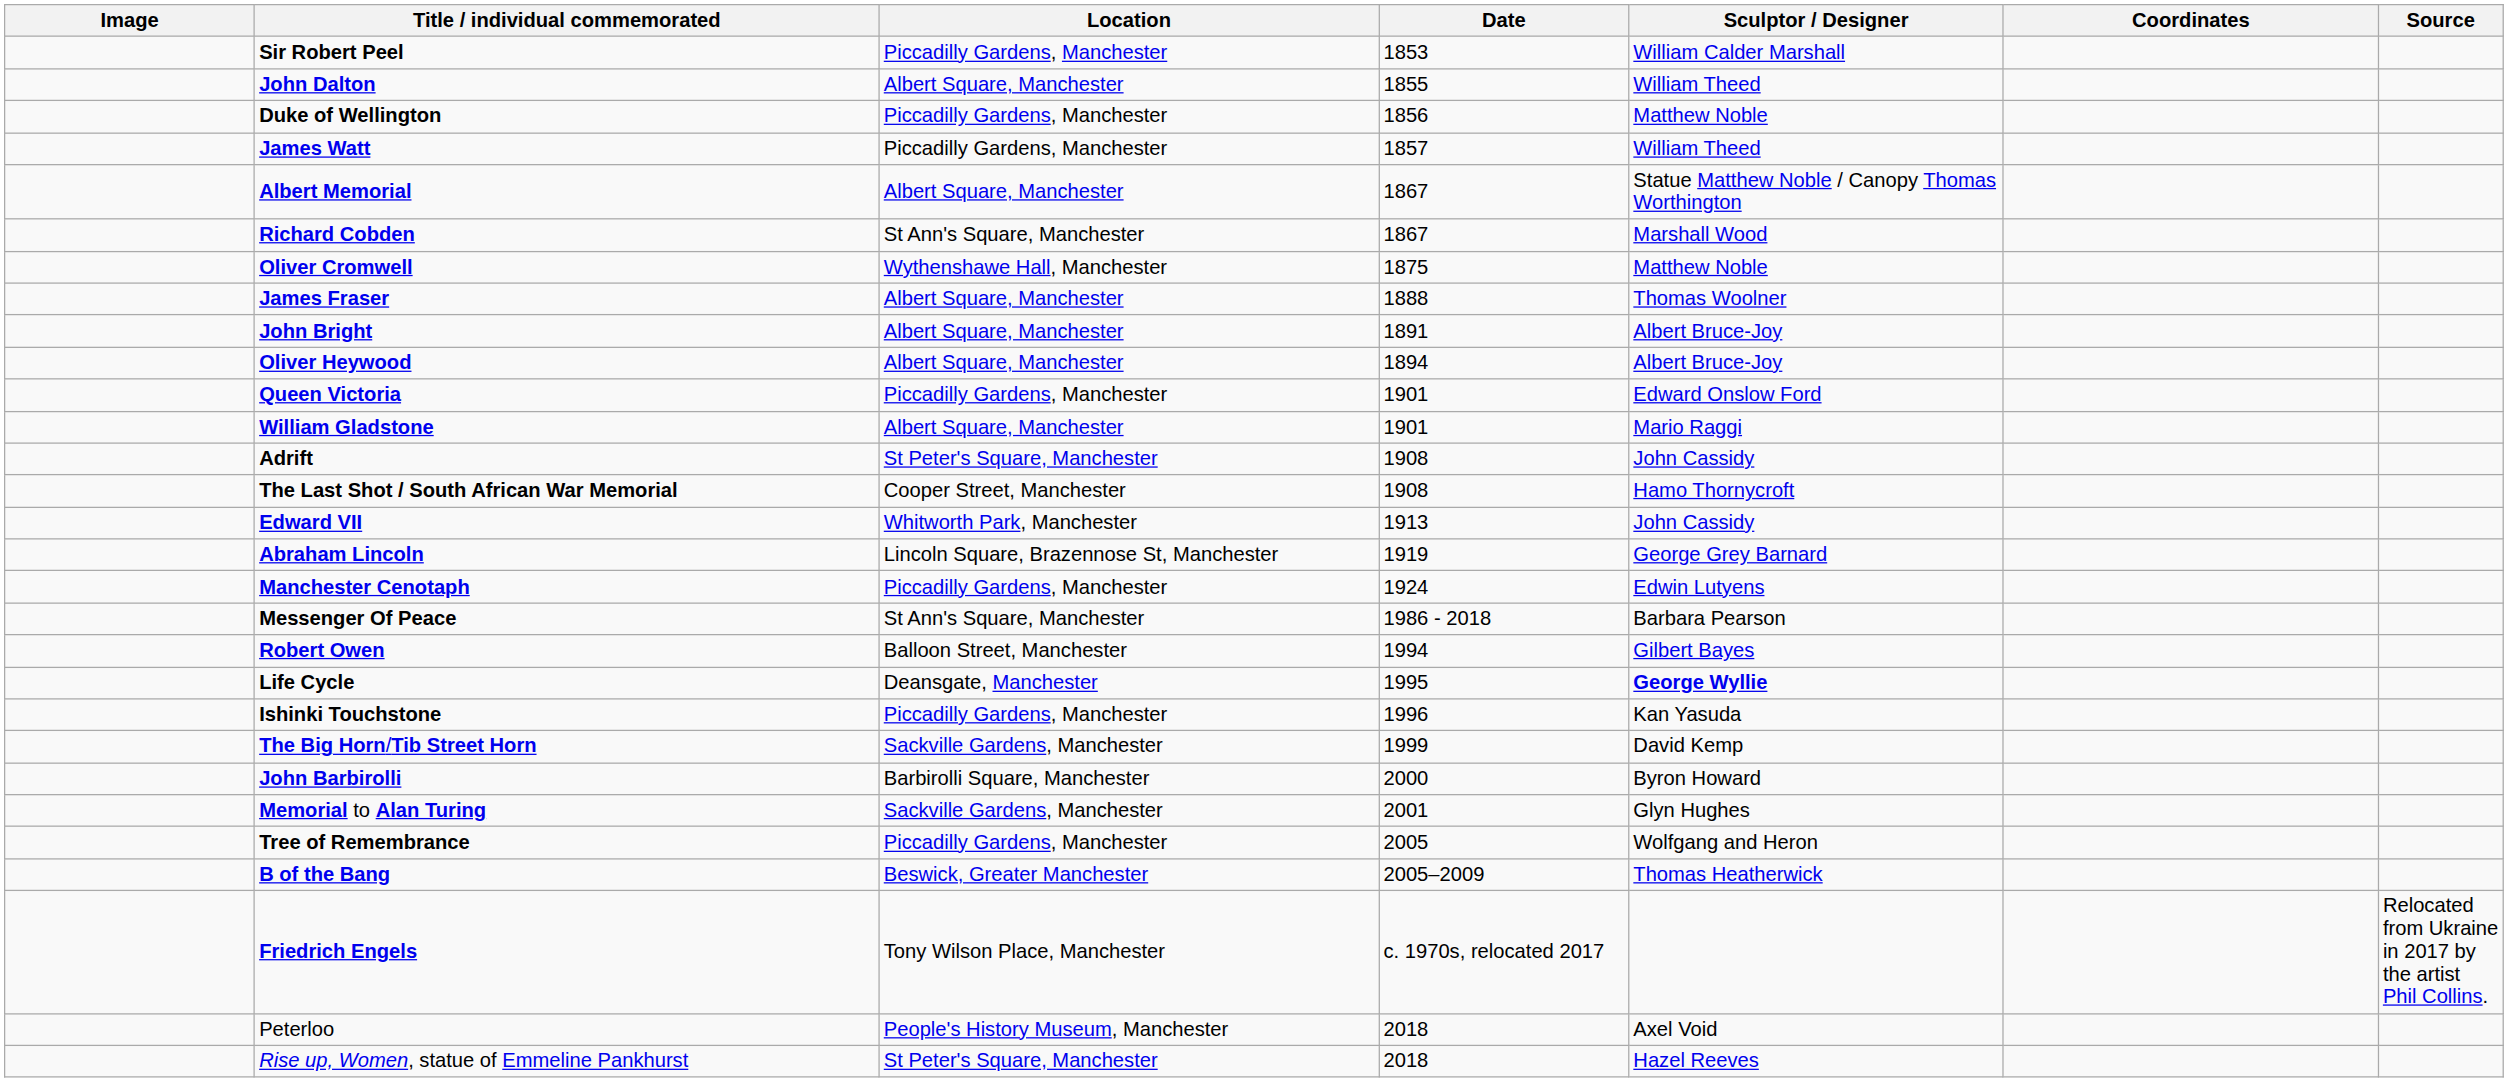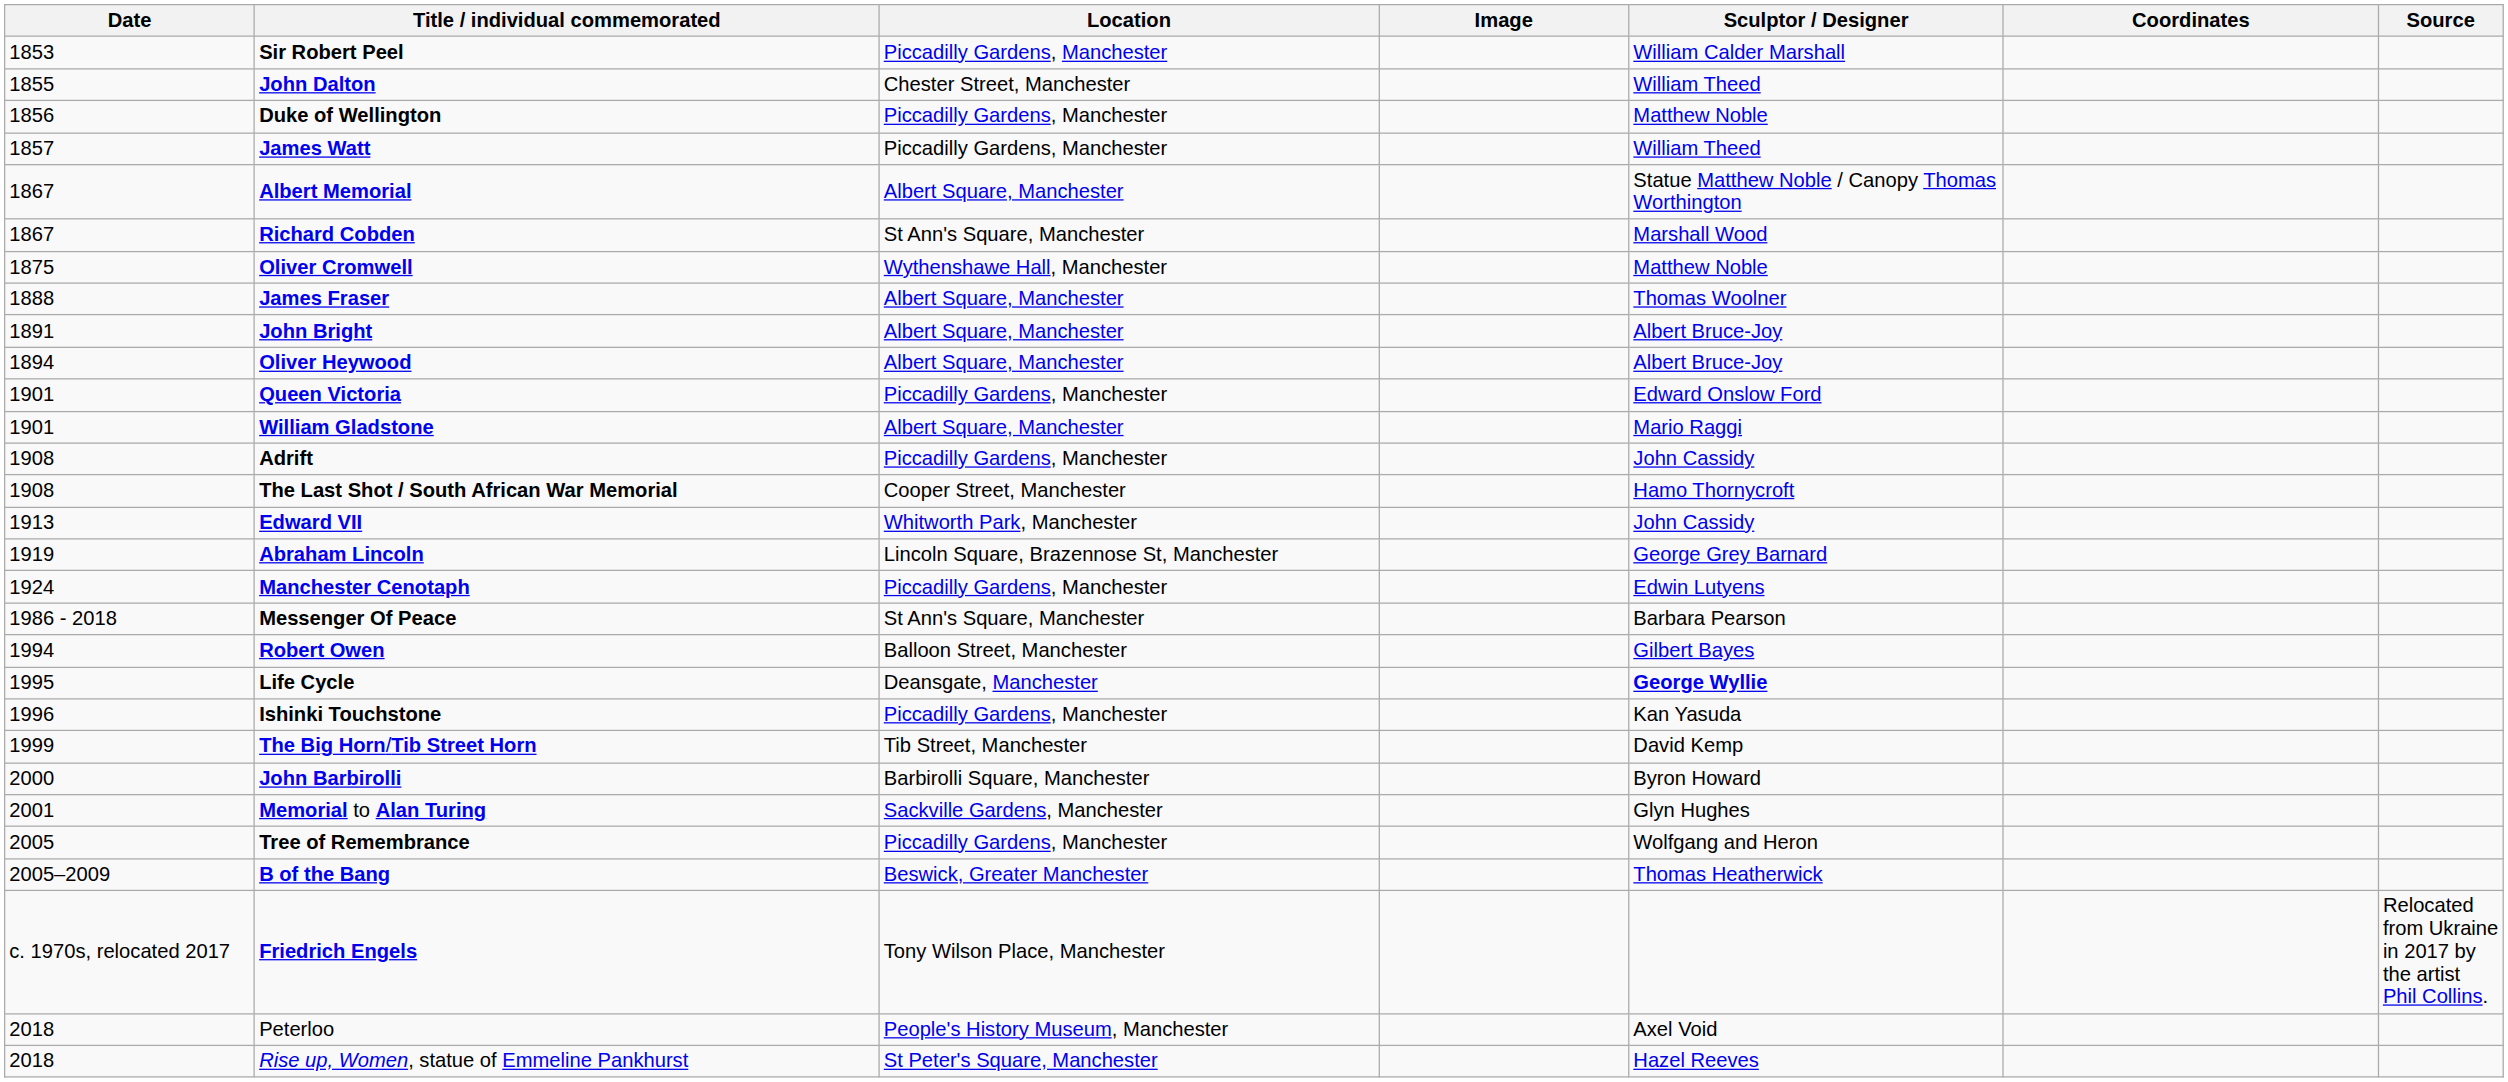columns swapped: (130, 20) <-> (1504, 20)
(1004, 84) Albert Square, Manchester -> (1007, 84) Chester Street, Manchester
(1021, 458) St Peter's Square, Manchester -> (1026, 458) Piccadilly Gardens, Manchester
(1023, 746) Sackville Gardens, Manchester -> (985, 746) Tib Street, Manchester
